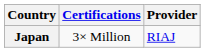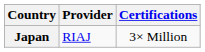columns swapped: (172, 15) <-> (101, 15)
